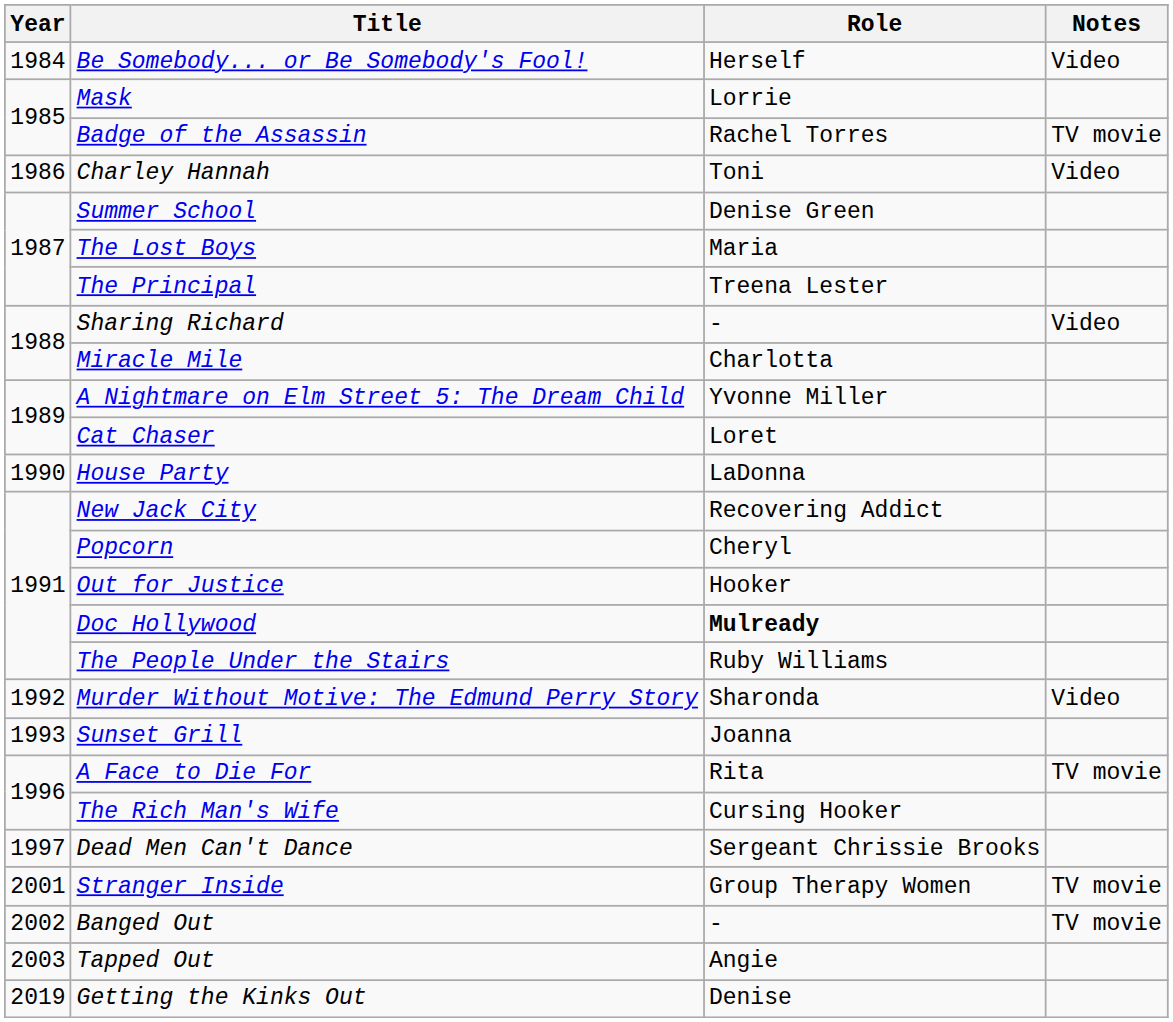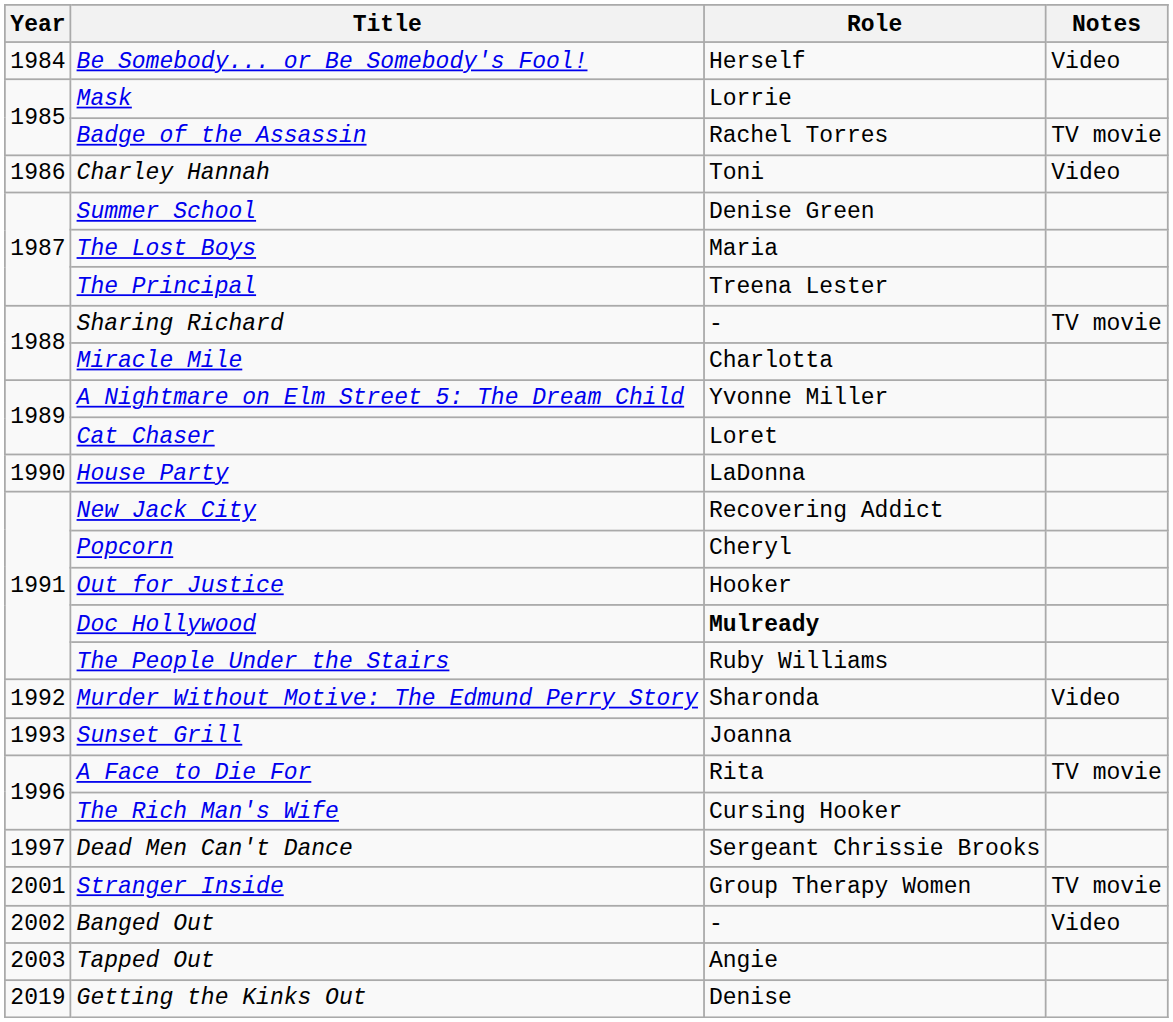(1086, 324) Video -> (1107, 324) TV movie
(1107, 924) TV movie -> (1086, 924) Video
